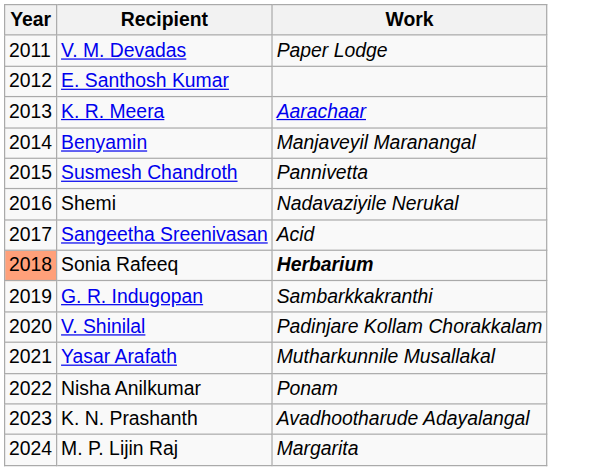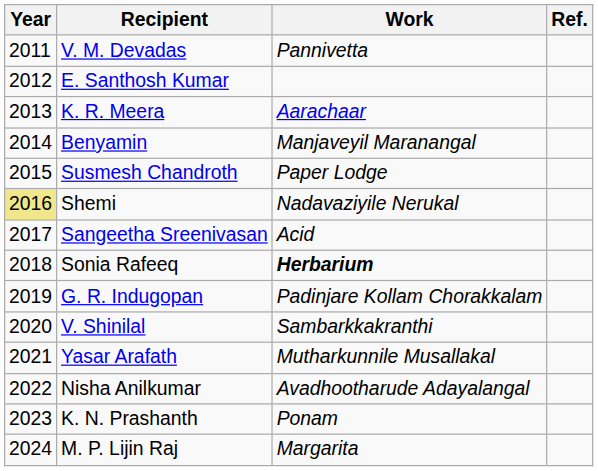+ column: (570, 19)
(332, 50) Paper Lodge -> (322, 50) Pannivetta
(322, 173) Pannivetta -> (332, 173) Paper Lodge
(31, 204) no background -> (31, 204) khaki background
(31, 265) lightsalmon background -> (31, 265) no background
(355, 296) Sambarkkakranthi -> (410, 296) Padinjare Kollam Chorakkalam
(410, 326) Padinjare Kollam Chorakkalam -> (355, 326) Sambarkkakranthi
(307, 388) Ponam -> (403, 388) Avadhootharude Adayalangal
(403, 419) Avadhootharude Adayalangal -> (307, 419) Ponam
